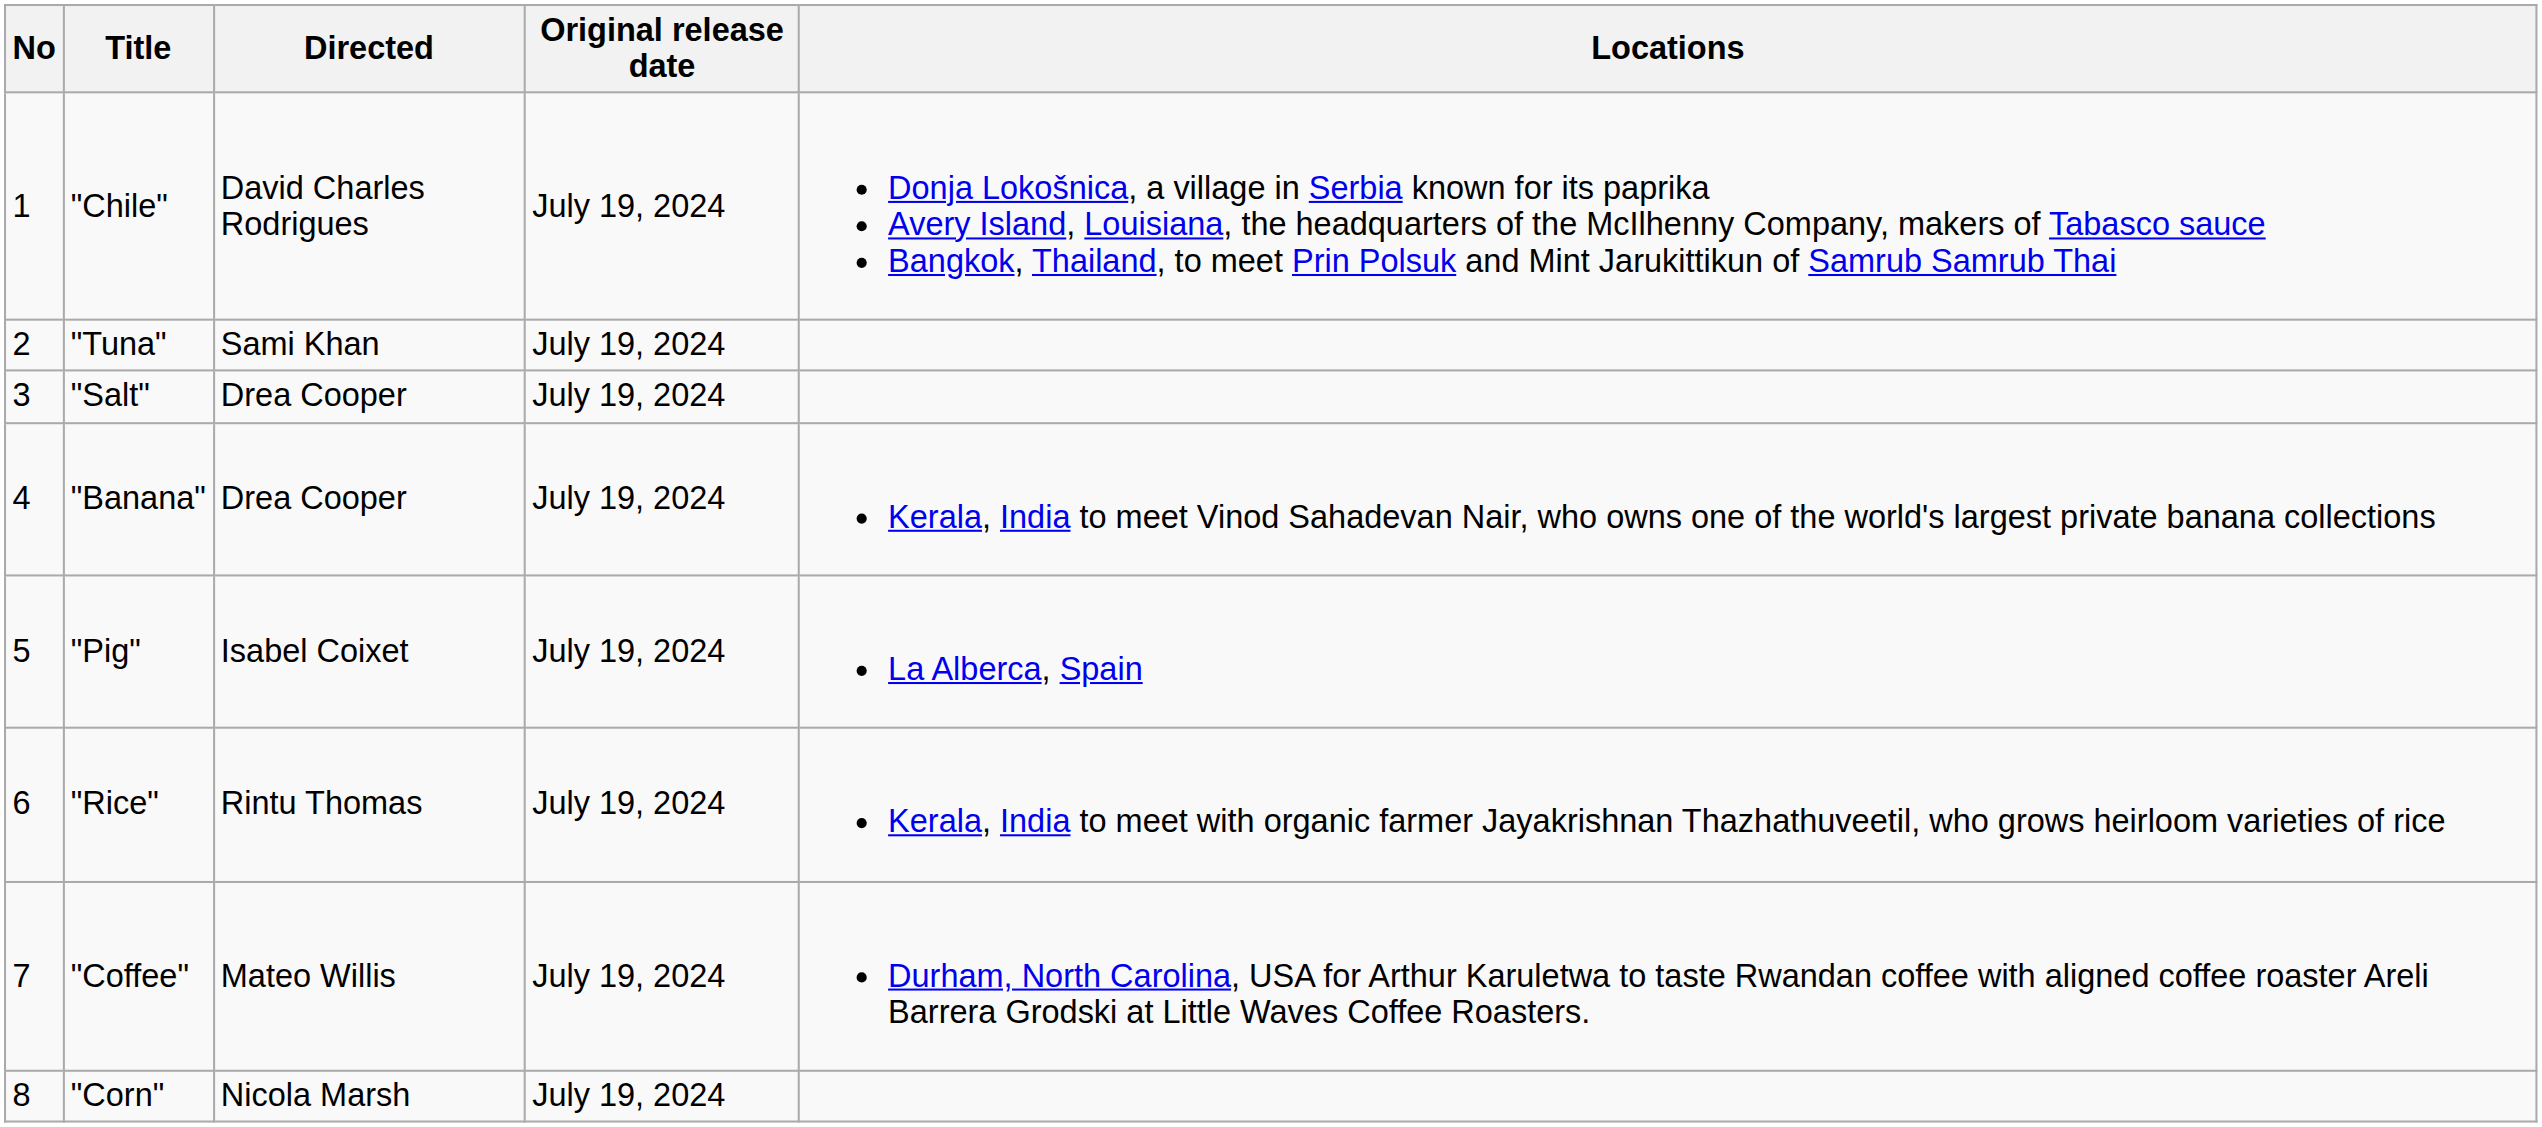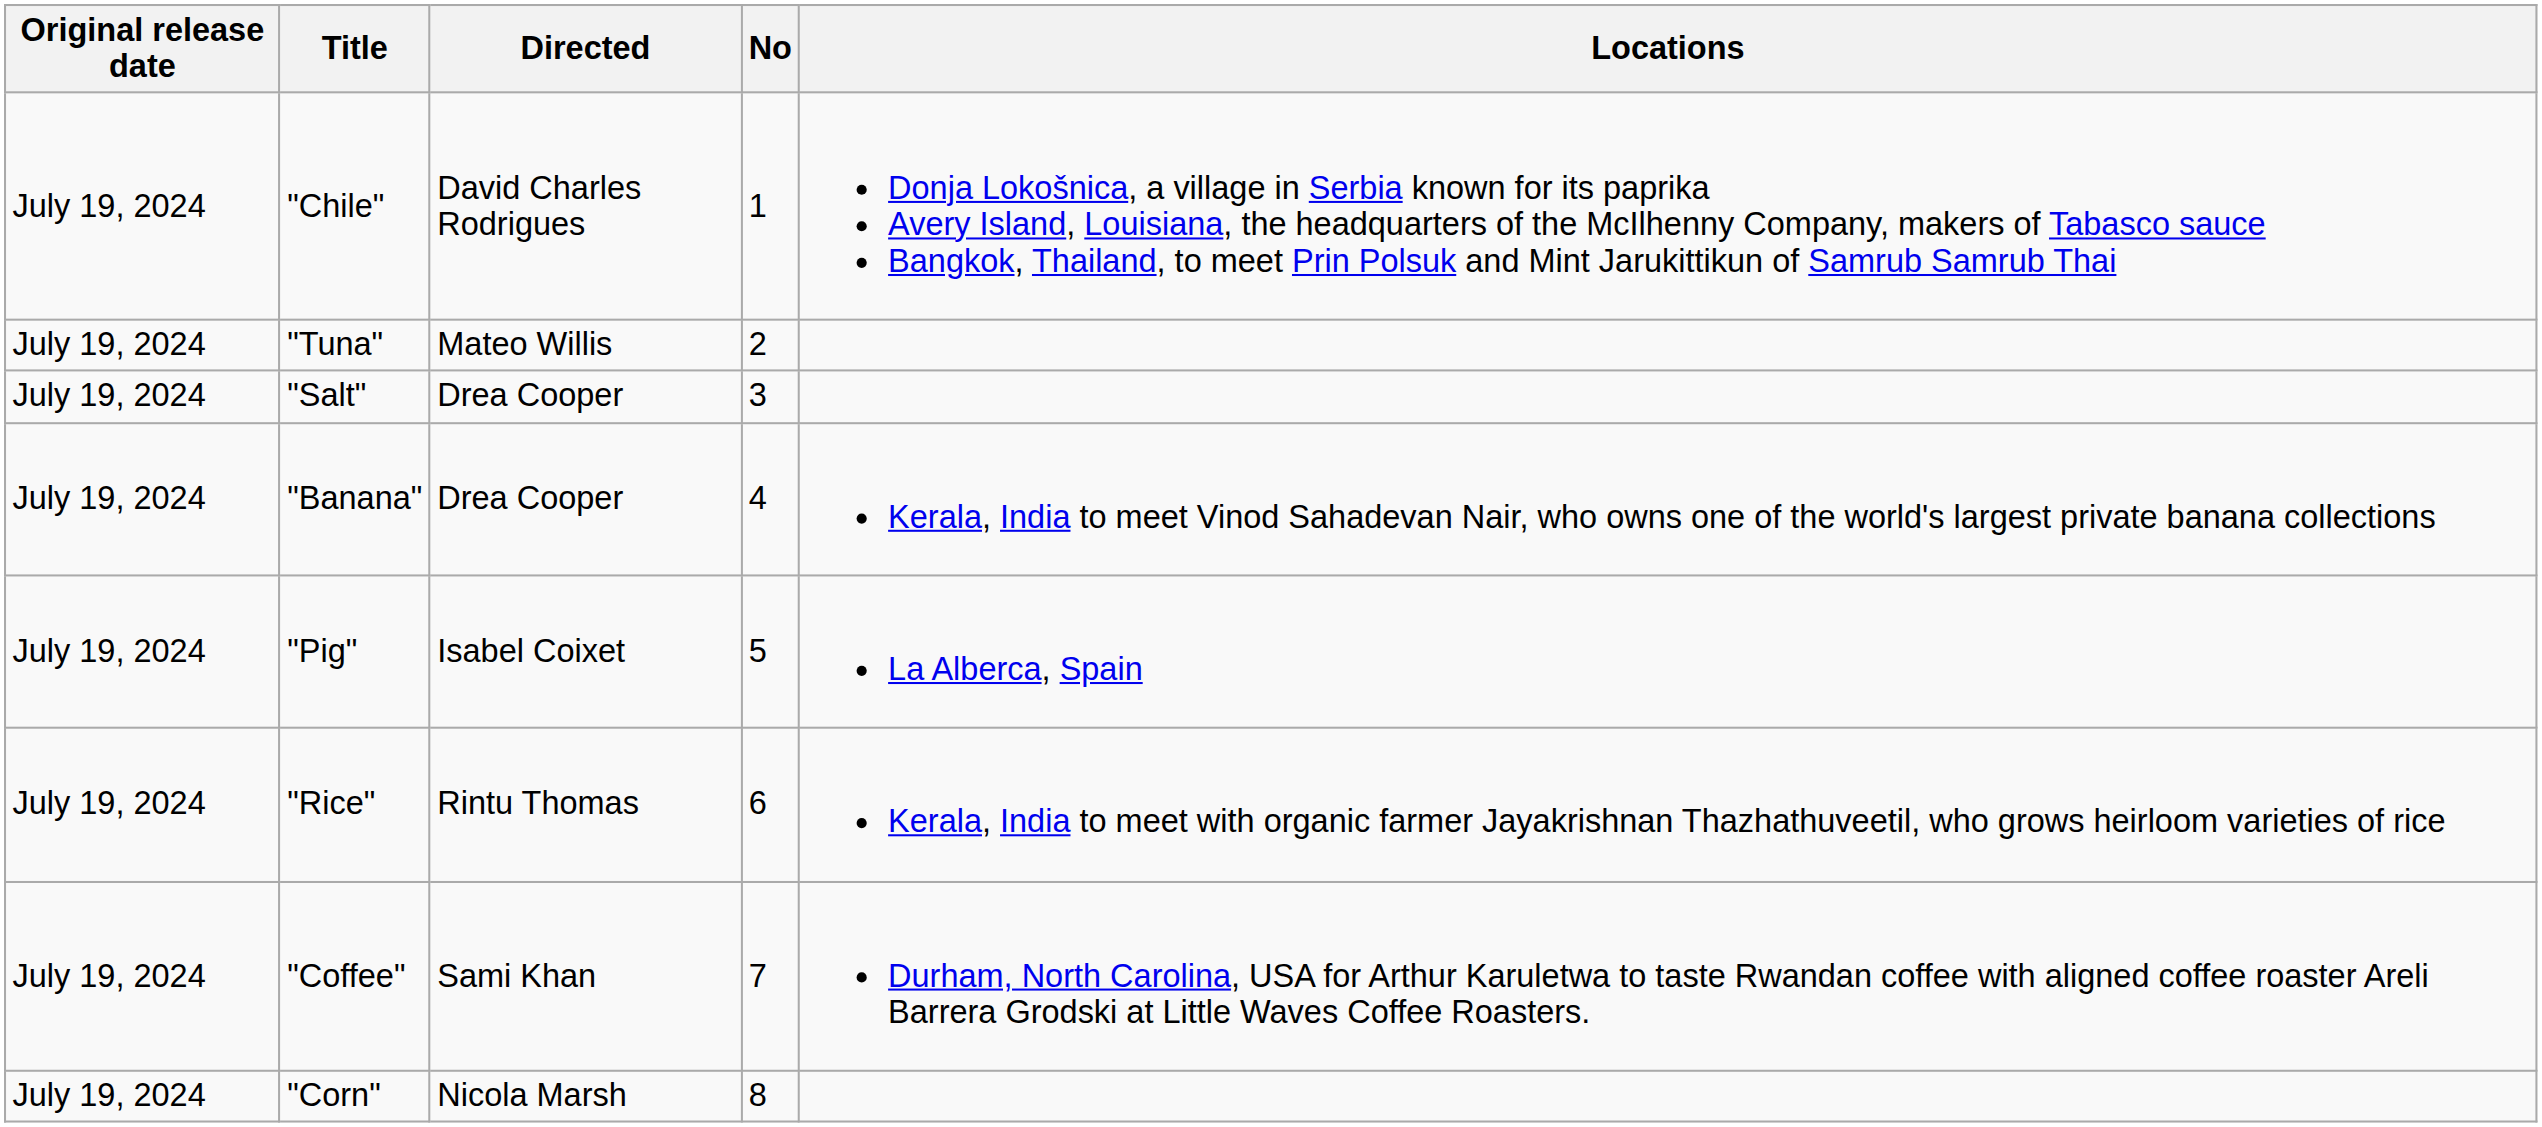columns swapped: (34, 48) <-> (662, 48)
(300, 344) Sami Khan -> (525, 344) Mateo Willis
(308, 975) Mateo Willis -> (517, 975) Sami Khan
